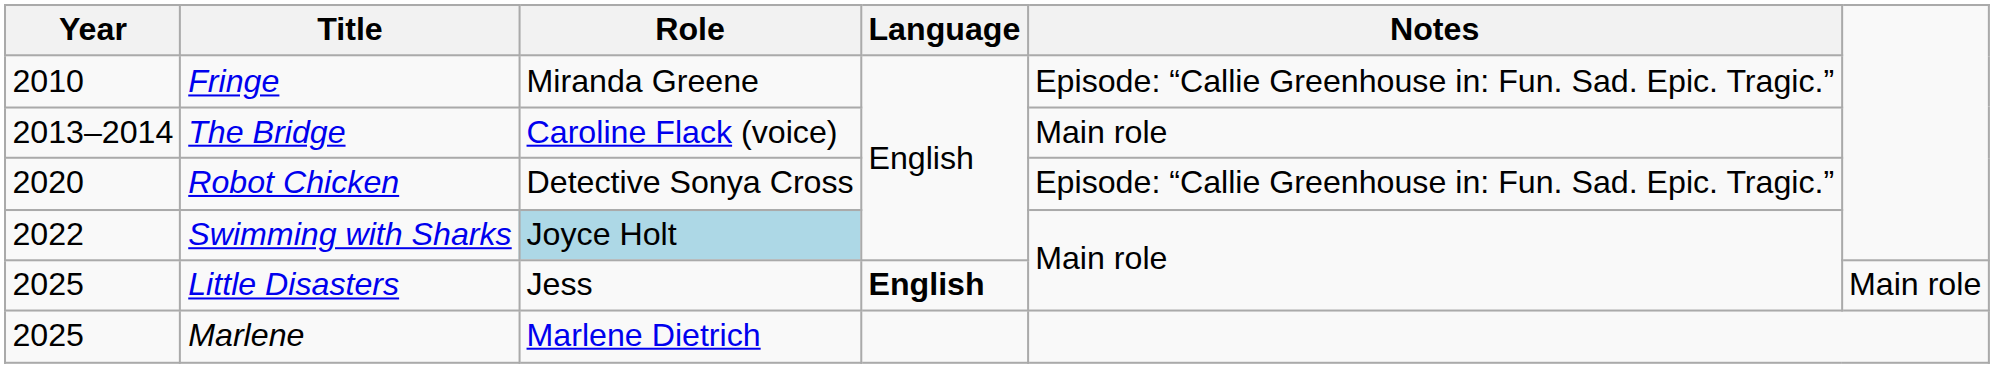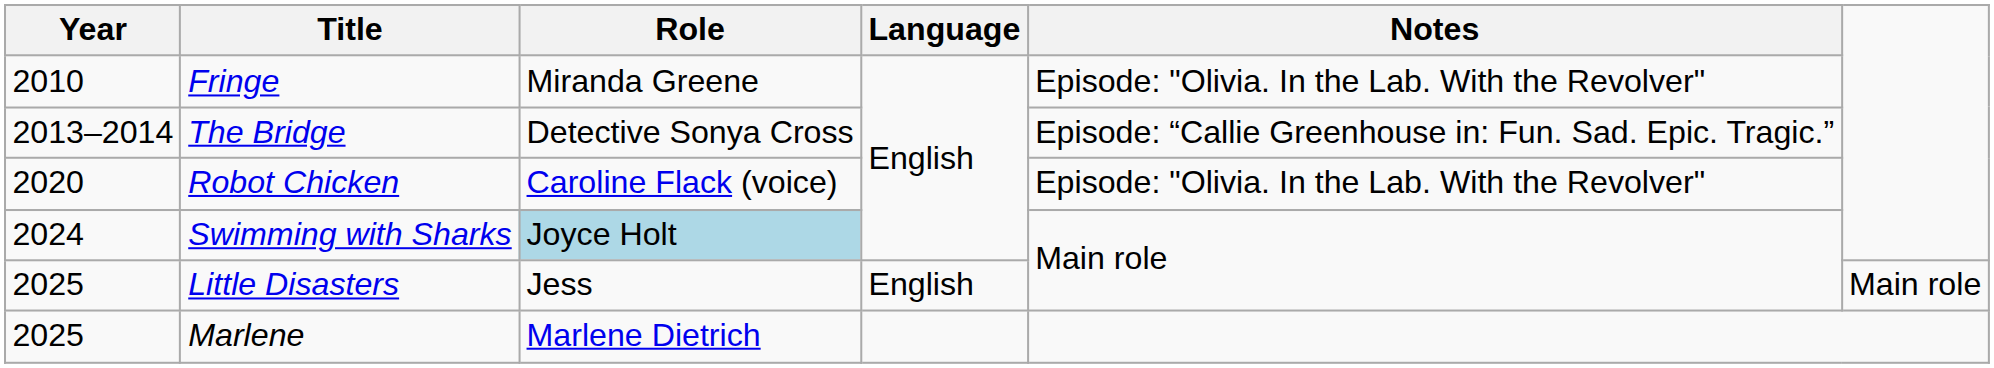(1435, 81) Episode: “Callie Greenhouse in: Fun. Sad. Epic. Tragic.” -> (1370, 81) Episode: "Olivia. In the Lab. With the Revolver"
(682, 132) Caroline Flack (voice) -> (690, 132) Detective Sonya Cross
(1101, 132) Main role -> (1435, 132) Episode: “Callie Greenhouse in: Fun. Sad. Epic. Tragic.”
(690, 183) Detective Sonya Cross -> (682, 183) Caroline Flack (voice)
(1435, 183) Episode: “Callie Greenhouse in: Fun. Sad. Epic. Tragic.” -> (1370, 183) Episode: "Olivia. In the Lab. With the Revolver"
(48, 234) 2022 -> (48, 234) 2024
(927, 285) bold -> (921, 285) normal
